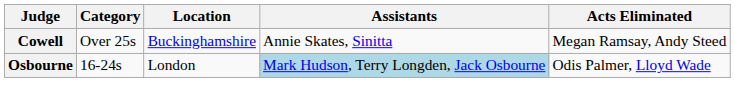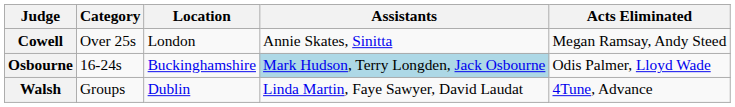(202, 41) Buckinghamshire -> (172, 41) London
(172, 65) London -> (202, 65) Buckinghamshire
+ row: (40, 89)
